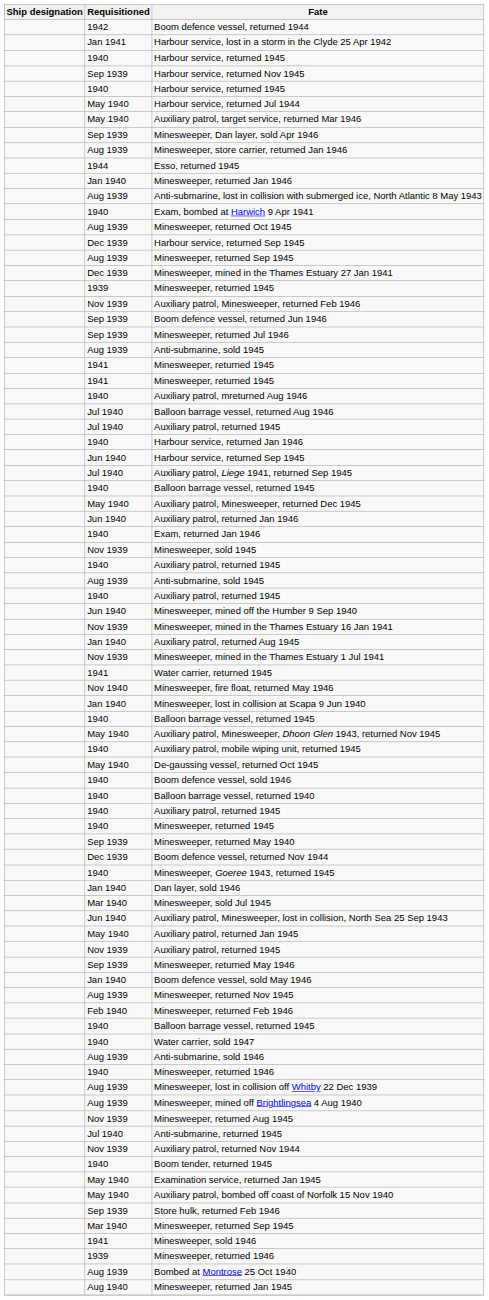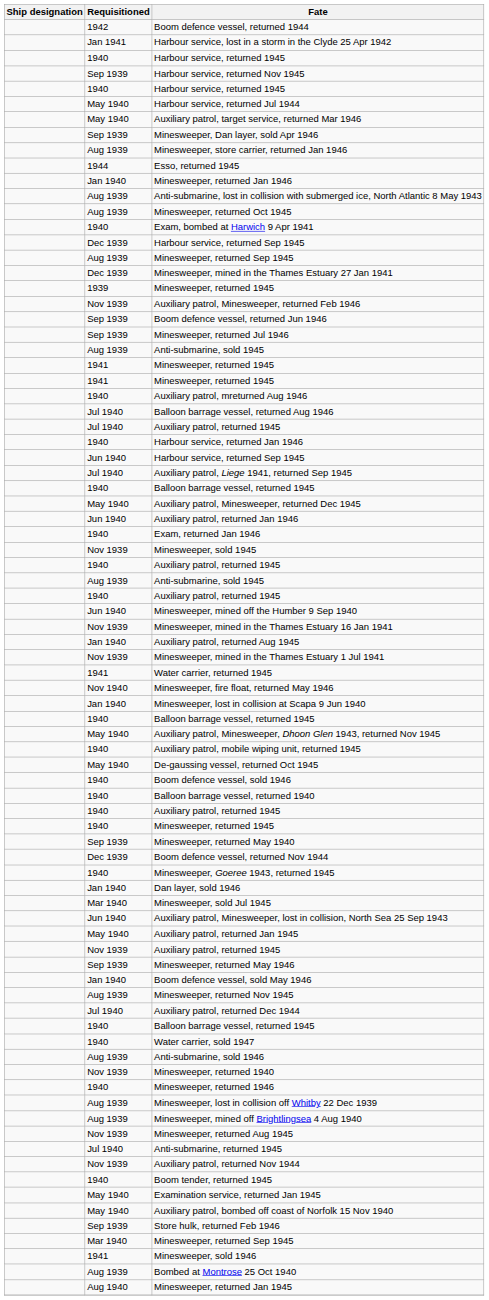rows swapped: (107, 226) <-> (98, 211)
+ row: (105, 1010)
- row: (107, 1010)
+ row: (107, 1071)
- row: (98, 1256)
